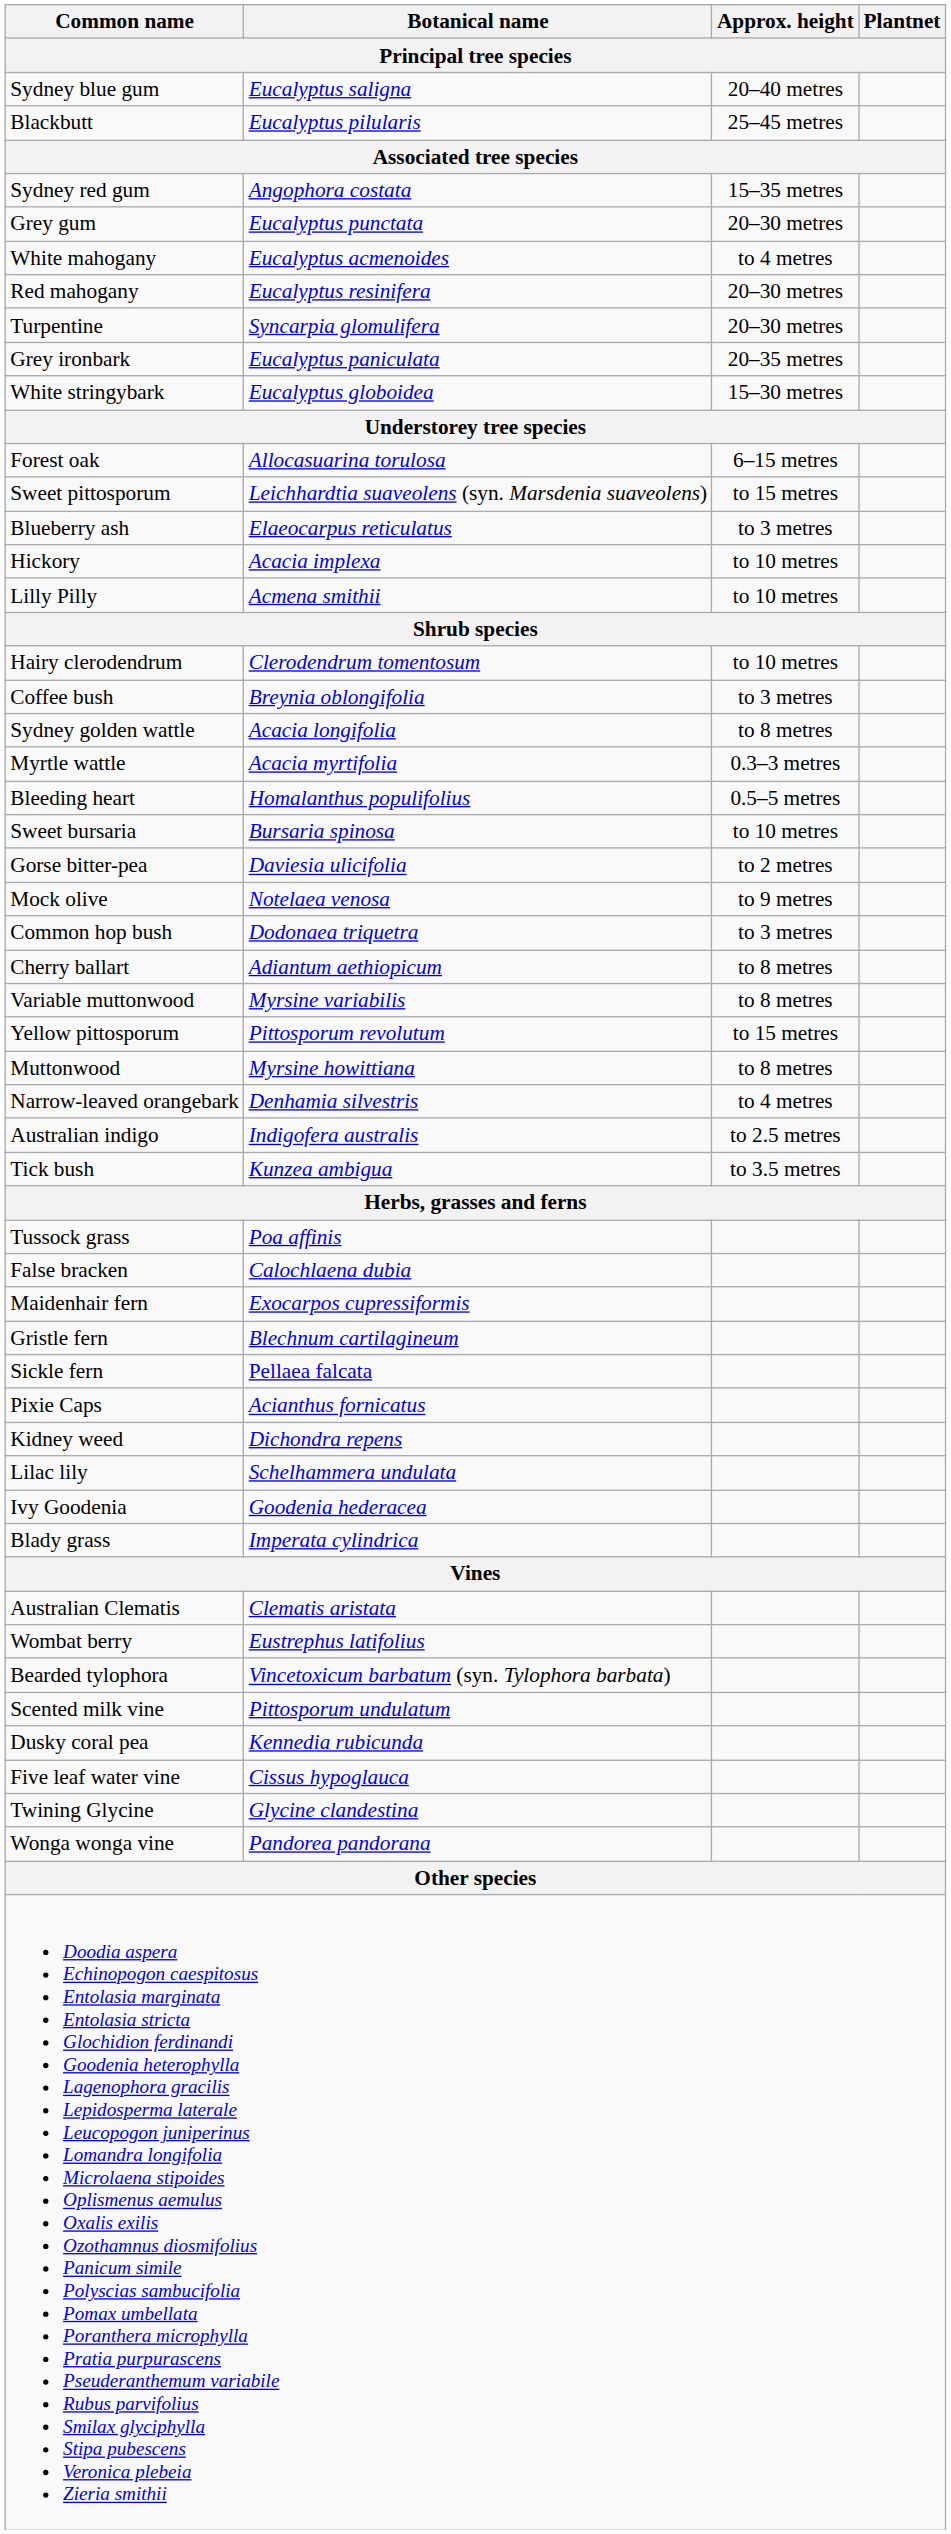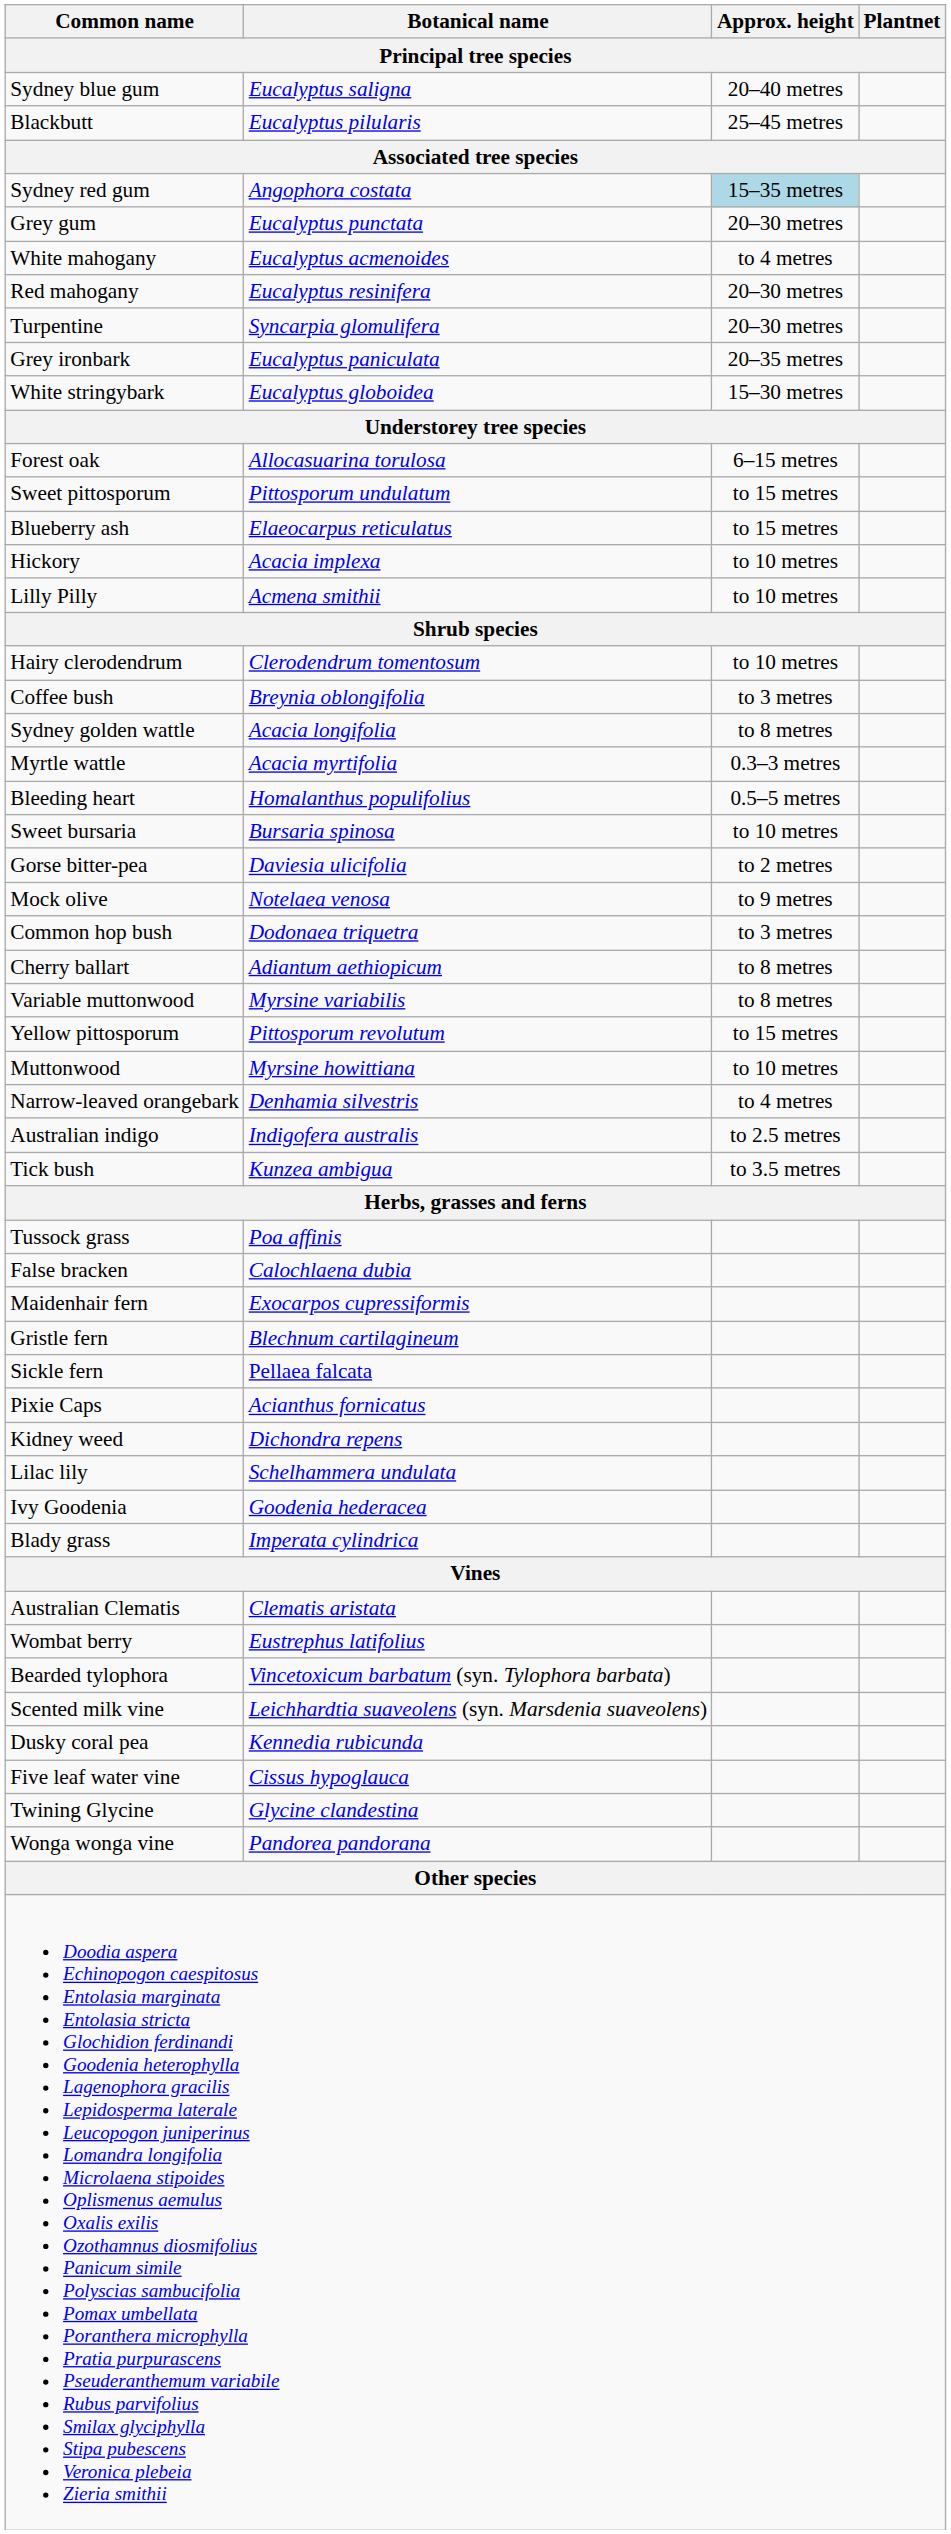(785, 190) no background -> (785, 190) lightblue background
(478, 493) Leichhardtia suaveolens (syn. Marsdenia suaveolens) -> (350, 493) Pittosporum undulatum
(785, 527) to 3 metres -> (785, 527) to 15 metres
(785, 1067) to 8 metres -> (785, 1067) to 10 metres
(350, 1708) Pittosporum undulatum -> (478, 1708) Leichhardtia suaveolens (syn. Marsdenia suaveolens)
